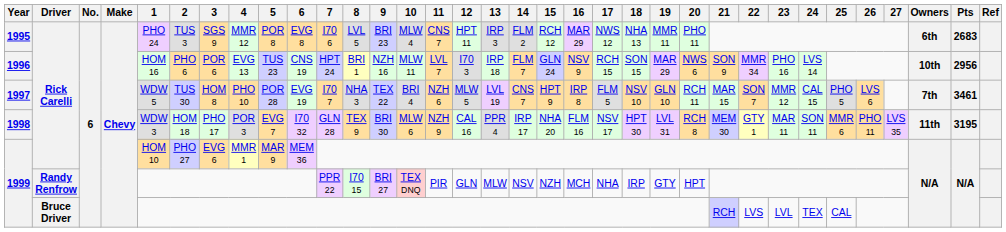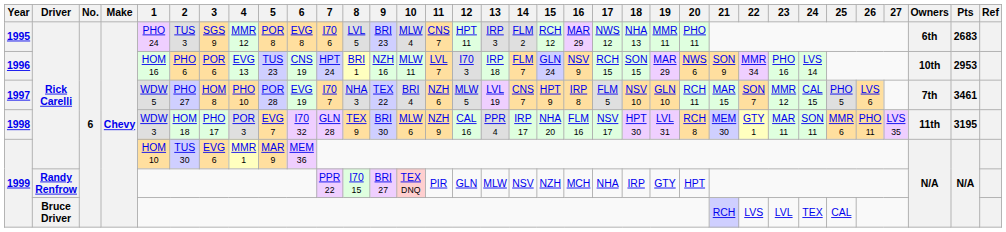(965, 66) 2956 -> (965, 66) 2953
(185, 95) TUS 30 -> (185, 95) PHO 27
(185, 153) PHO 27 -> (185, 153) TUS 30
